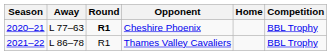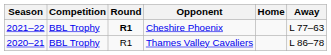columns swapped: (296, 12) <-> (67, 12)
(26, 27) 2020–21 -> (26, 27) 2021–22
(26, 43) 2021–22 -> (26, 43) 2020–21
